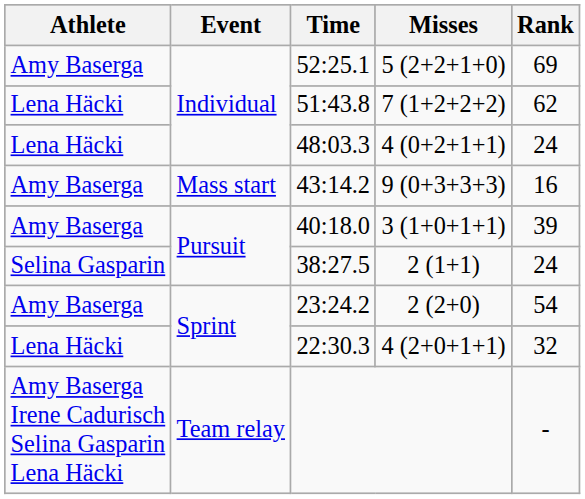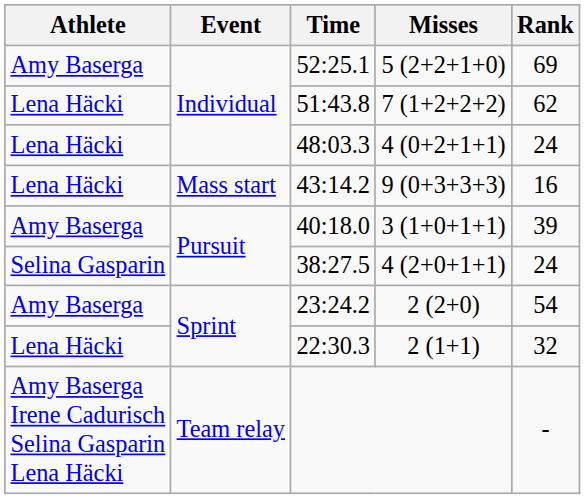(77, 185) Amy Baserga -> (67, 185) Lena Häcki
(444, 265) 2 (1+1) -> (444, 265) 4 (2+0+1+1)
(444, 346) 4 (2+0+1+1) -> (444, 346) 2 (1+1)
